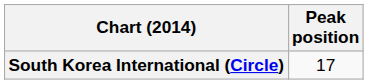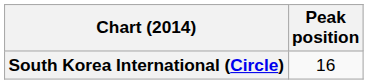(326, 65) 17 -> (326, 65) 16
